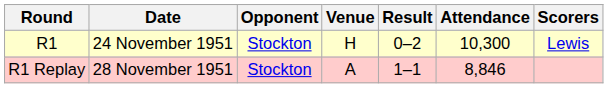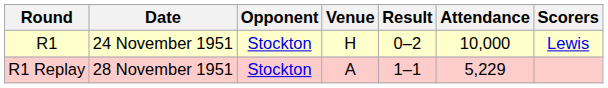(485, 43) 10,300 -> (485, 43) 10,000
(485, 69) 8,846 -> (485, 69) 5,229
